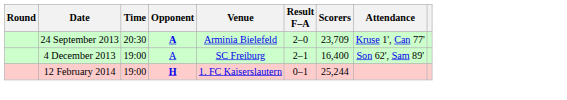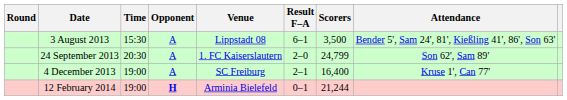+ row: (80, 39)
(173, 39) bold -> (173, 55) normal
(240, 39) Arminia Bielefeld -> (240, 55) 1. FC Kaiserslautern
(335, 39) 23,709 -> (335, 55) 24,799
(390, 39) Kruse 1', Can 77' -> (455, 55) Son 62', Sam 89'
(390, 55) Son 62', Sam 89' -> (455, 71) Kruse 1', Can 77'
(240, 71) 1. FC Kaiserslautern -> (240, 87) Arminia Bielefeld
(335, 71) 25,244 -> (335, 87) 21,244
